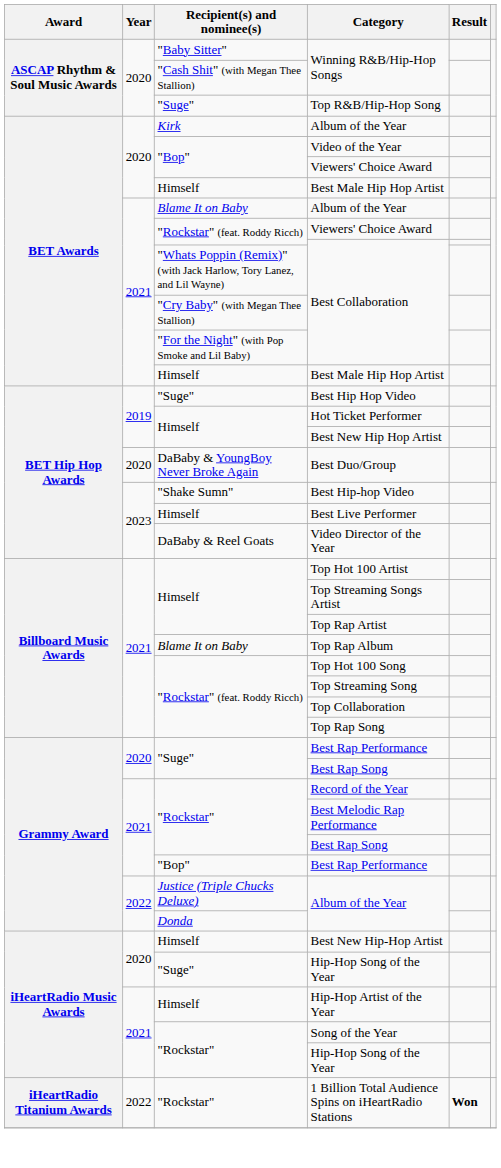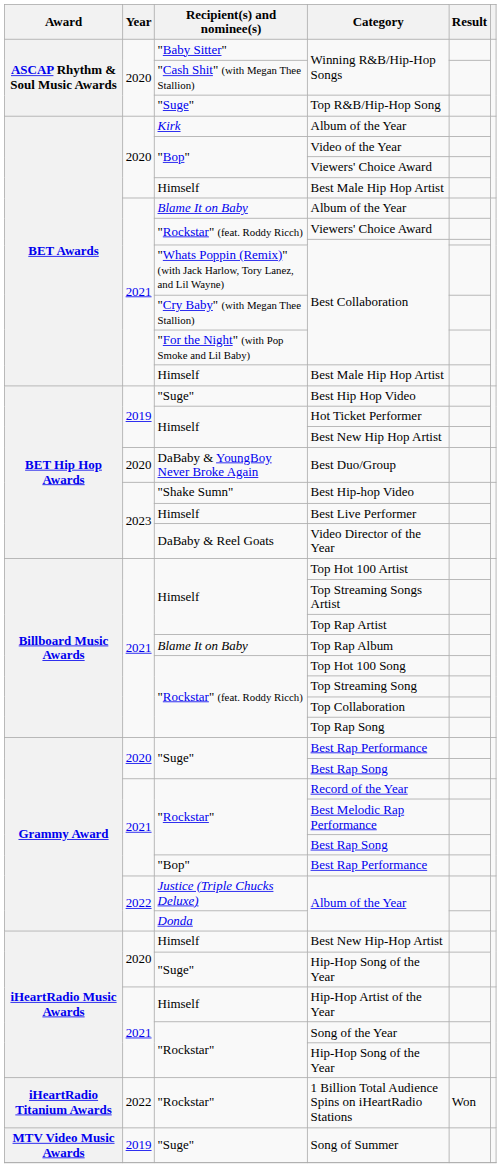(465, 1102) bold -> (464, 1102) normal
+ row: (176, 1145)
